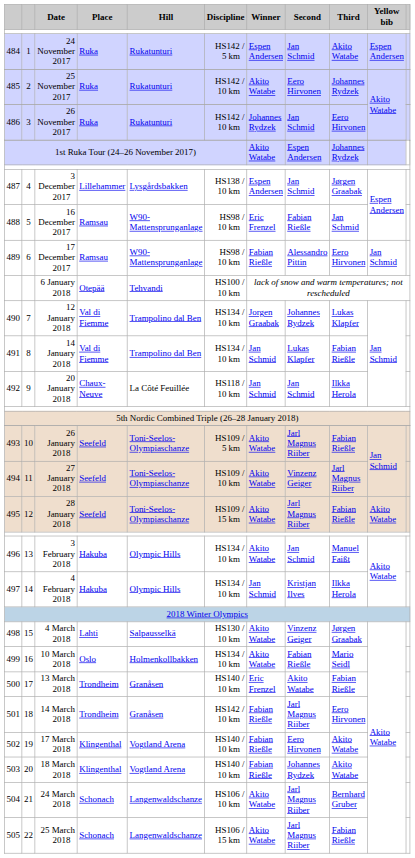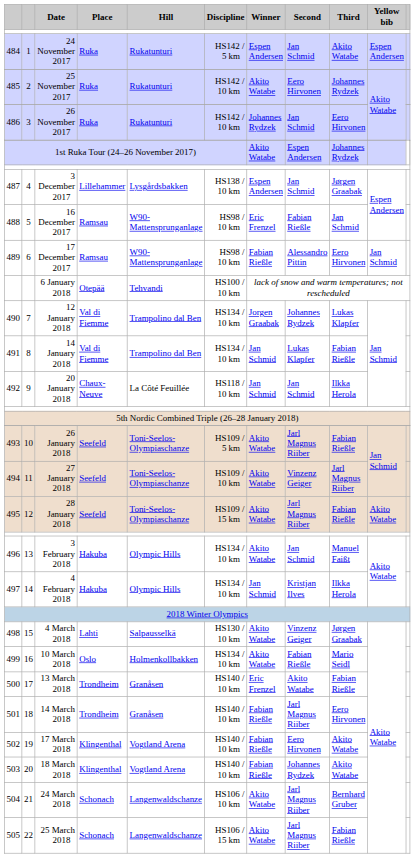(230, 714) HS142 / 10 km -> (230, 714) HS140 / 10 km
